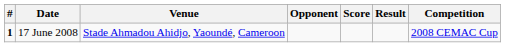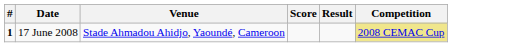- column: (314, 14)
(454, 32) no background -> (401, 32) khaki background
